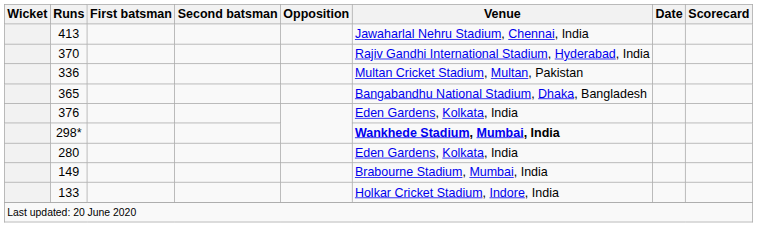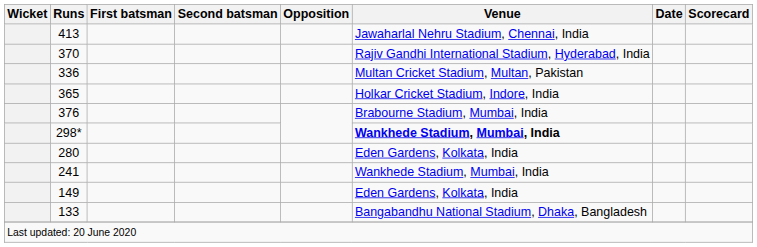(501, 93) Bangabandhu National Stadium, Dhaka, Bangladesh -> (457, 93) Holkar Cricket Stadium, Indore, India
(436, 113) Eden Gardens, Kolkata, India -> (451, 113) Brabourne Stadium, Mumbai, India
+ row: (69, 172)
(451, 172) Brabourne Stadium, Mumbai, India -> (436, 192) Eden Gardens, Kolkata, India
(457, 192) Holkar Cricket Stadium, Indore, India -> (501, 212) Bangabandhu National Stadium, Dhaka, Bangladesh
